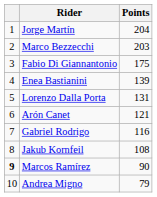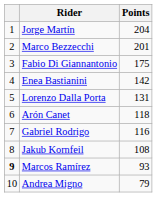(142, 47) 203 -> (142, 47) 201
(142, 81) 139 -> (142, 81) 142
(142, 115) 121 -> (142, 115) 118
(144, 166) 90 -> (144, 166) 93
